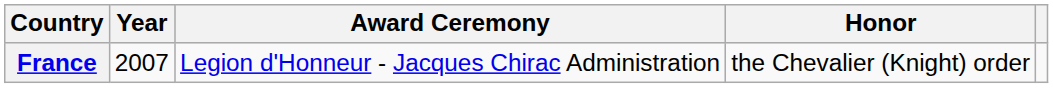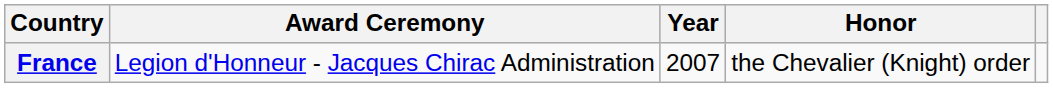columns swapped: (450, 23) <-> (142, 23)
